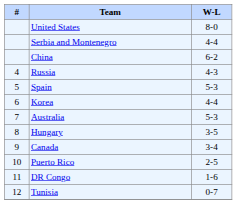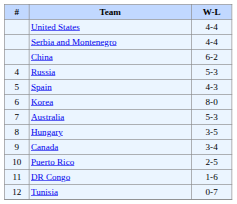(212, 26) 8-0 -> (212, 26) 4-4
(212, 72) 4-3 -> (212, 72) 5-3
(212, 87) 5-3 -> (212, 87) 4-3
(212, 102) 4-4 -> (212, 102) 8-0
